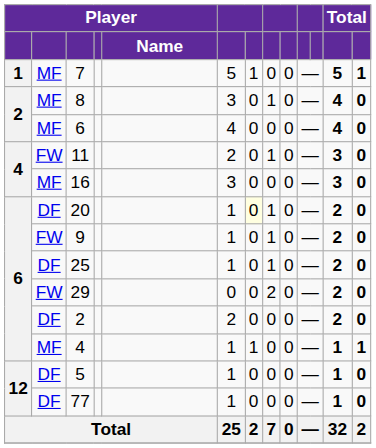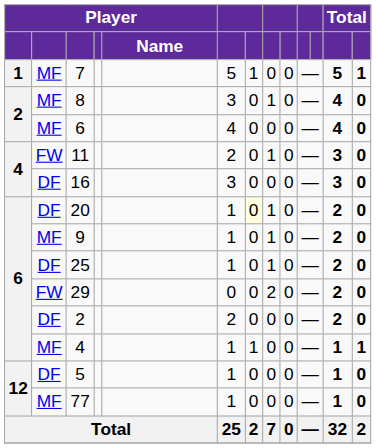(49, 182) MF -> (49, 182) DF
(49, 237) FW -> (49, 237) MF
(49, 401) DF -> (49, 401) MF
